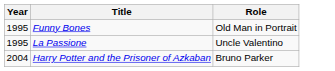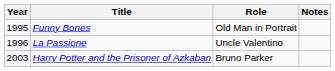+ column: (315, 12)
(17, 43) 1995 -> (17, 43) 1996
(17, 58) 2004 -> (17, 58) 2003
